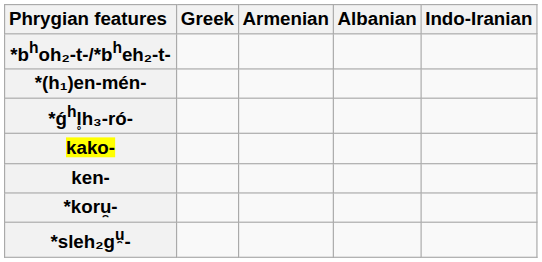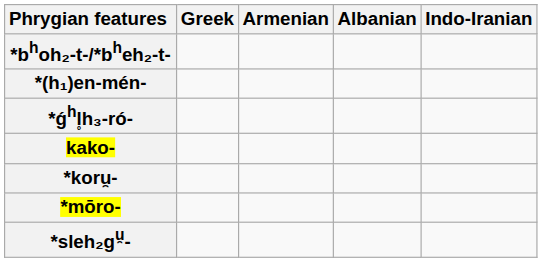- row: (91, 177)
+ row: (91, 207)
